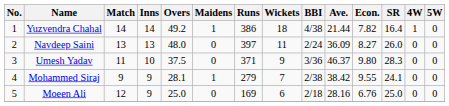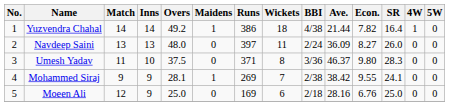(282, 61) 9 -> (282, 61) 8
(248, 77) 279 -> (248, 77) 269
